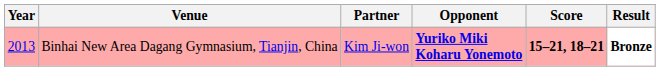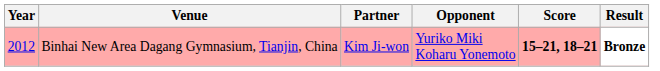(21, 46) 2013 -> (21, 46) 2012
(469, 46) bold -> (466, 46) normal
